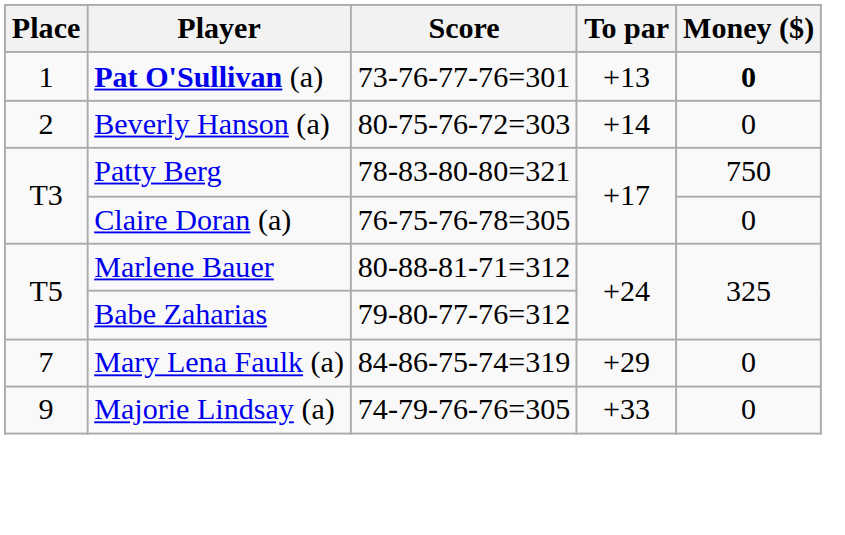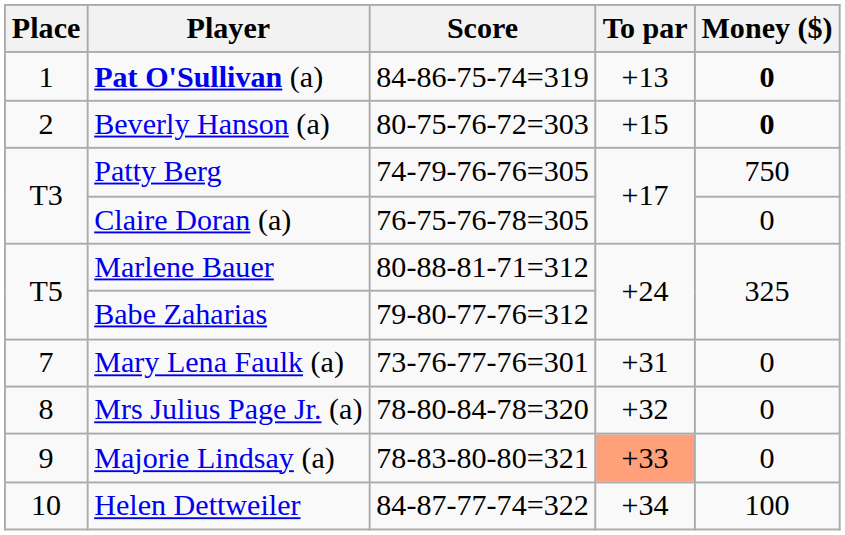(464, 76) 73-76-77-76=301 -> (483, 76) 84-86-75-74=319
(627, 123) +14 -> (645, 123) +15
(749, 123) normal -> (767, 123) bold
(464, 171) 78-83-80-80=321 -> (483, 171) 74-79-76-76=305
(464, 362) 84-86-75-74=319 -> (483, 362) 73-76-77-76=301
(627, 362) +29 -> (645, 362) +31
+ row: (228, 409)
(464, 409) 74-79-76-76=305 -> (483, 457) 78-83-80-80=321
(627, 409) no background -> (645, 457) lightsalmon background
+ row: (197, 505)
